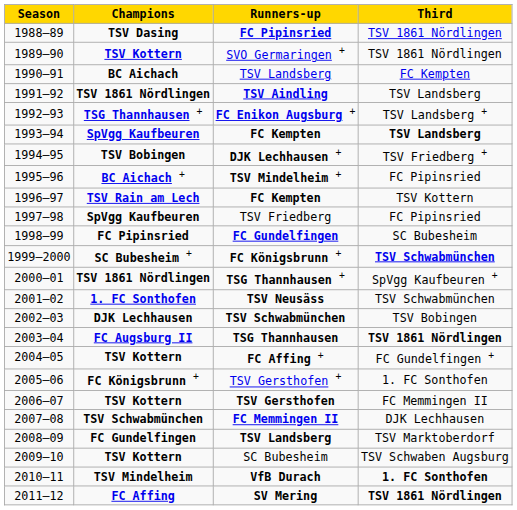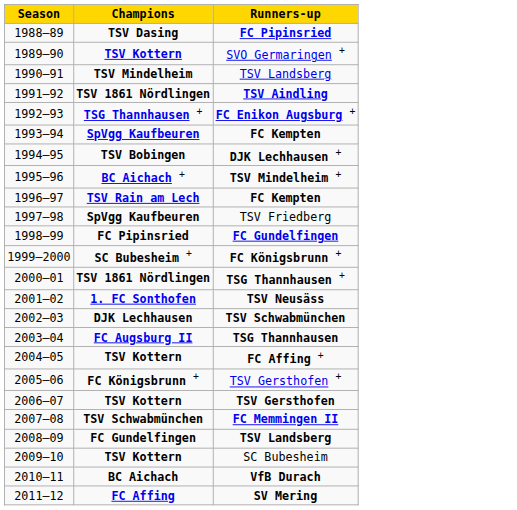- column: (435, 14)
(143, 74) BC Aichach -> (143, 74) TSV Mindelheim
(143, 477) TSV Mindelheim -> (143, 477) BC Aichach
